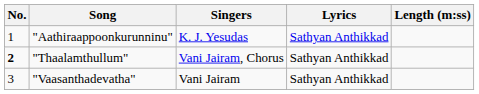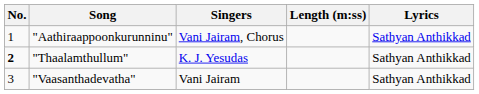columns swapped: (339, 15) <-> (433, 15)
(213, 36) K. J. Yesudas -> (231, 36) Vani Jairam, Chorus
(231, 57) Vani Jairam, Chorus -> (213, 57) K. J. Yesudas
